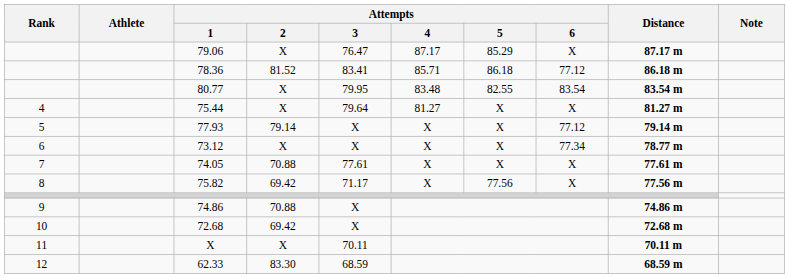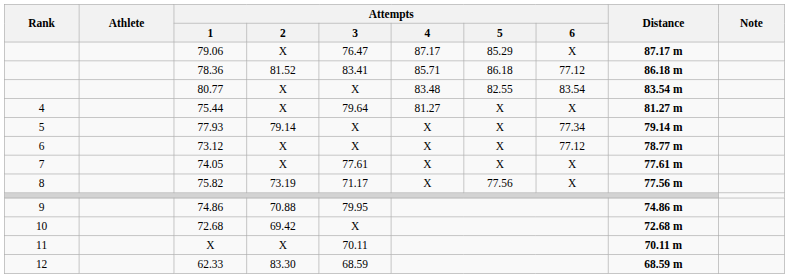(355, 89) 79.95 -> (355, 89) X
(572, 126) 77.12 -> (572, 126) 77.34
(572, 145) 77.34 -> (572, 145) 77.12
(283, 164) 70.88 -> (283, 164) X
(283, 183) 69.42 -> (283, 183) 73.19
(355, 207) X -> (355, 207) 79.95
